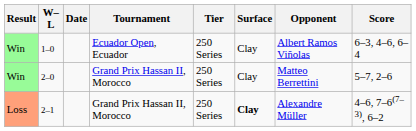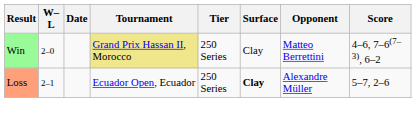- row: (48, 48)
(139, 77) no background -> (139, 50) khaki background
(373, 77) 5–7, 2–6 -> (377, 50) 4–6, 7–6(7–3), 6–2
(139, 109) Grand Prix Hassan II, Morocco -> (144, 82) Ecuador Open, Ecuador
(379, 109) 4–6, 7–6(7–3), 6–2 -> (371, 82) 5–7, 2–6
